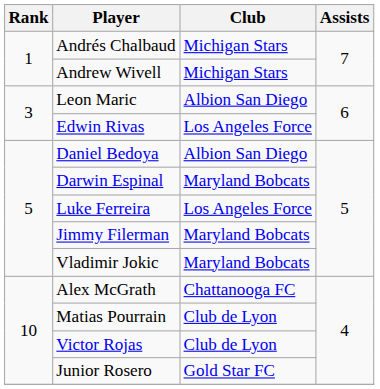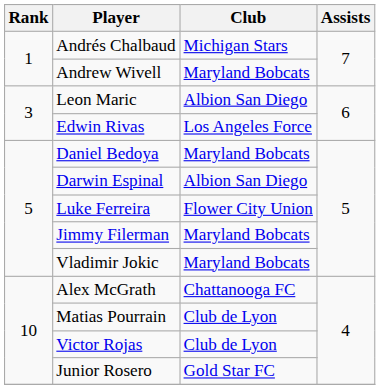(236, 72) Michigan Stars -> (247, 72) Maryland Bobcats
(245, 153) Albion San Diego -> (247, 153) Maryland Bobcats
(247, 180) Maryland Bobcats -> (245, 180) Albion San Diego
(248, 208) Los Angeles Force -> (248, 208) Flower City Union
